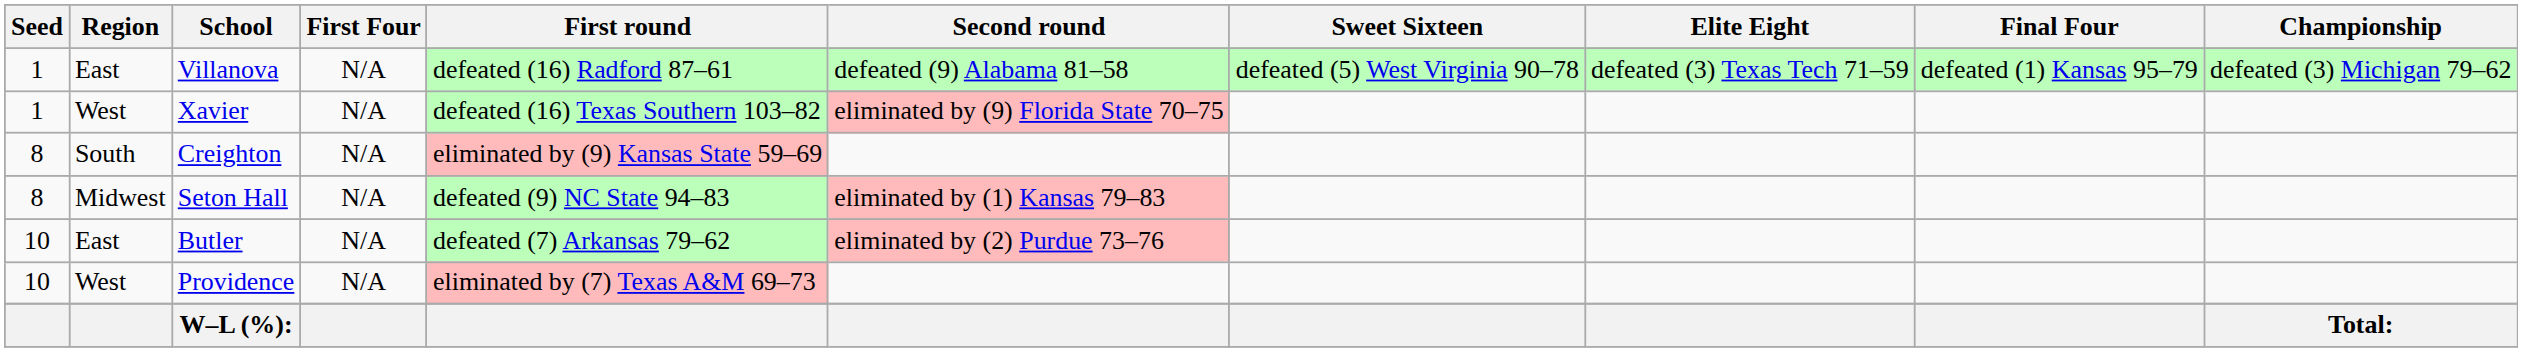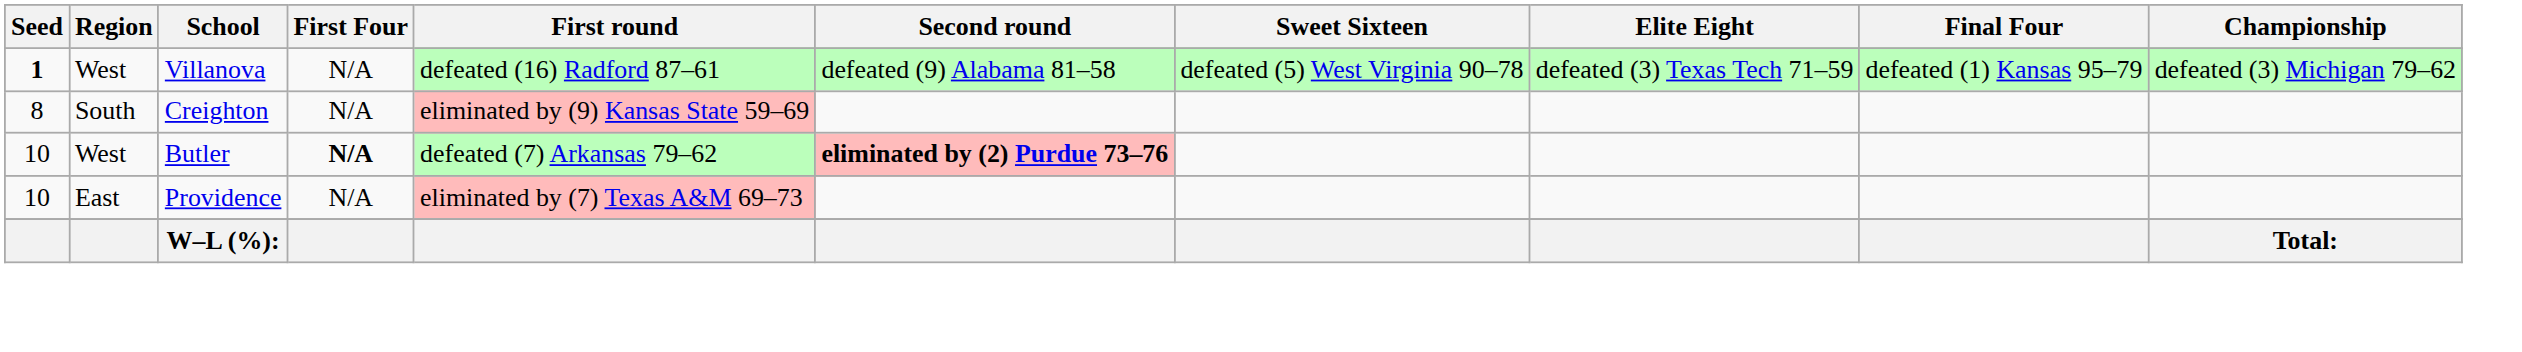(37, 69) normal -> (37, 69) bold
(97, 69) East -> (101, 69) West
- row: (213, 111)
- row: (233, 197)
(97, 240) East -> (101, 154) West
(364, 240) normal -> (351, 154) bold
(999, 240) normal -> (995, 154) bold
(101, 282) West -> (97, 197) East
